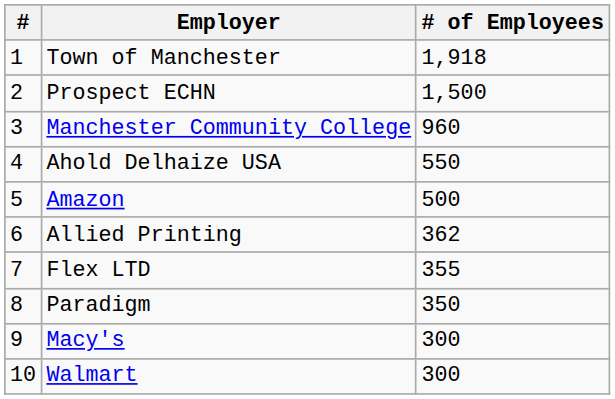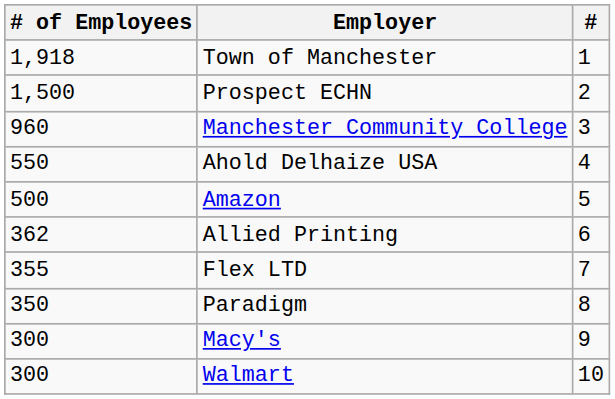columns swapped: (23, 23) <-> (513, 23)
